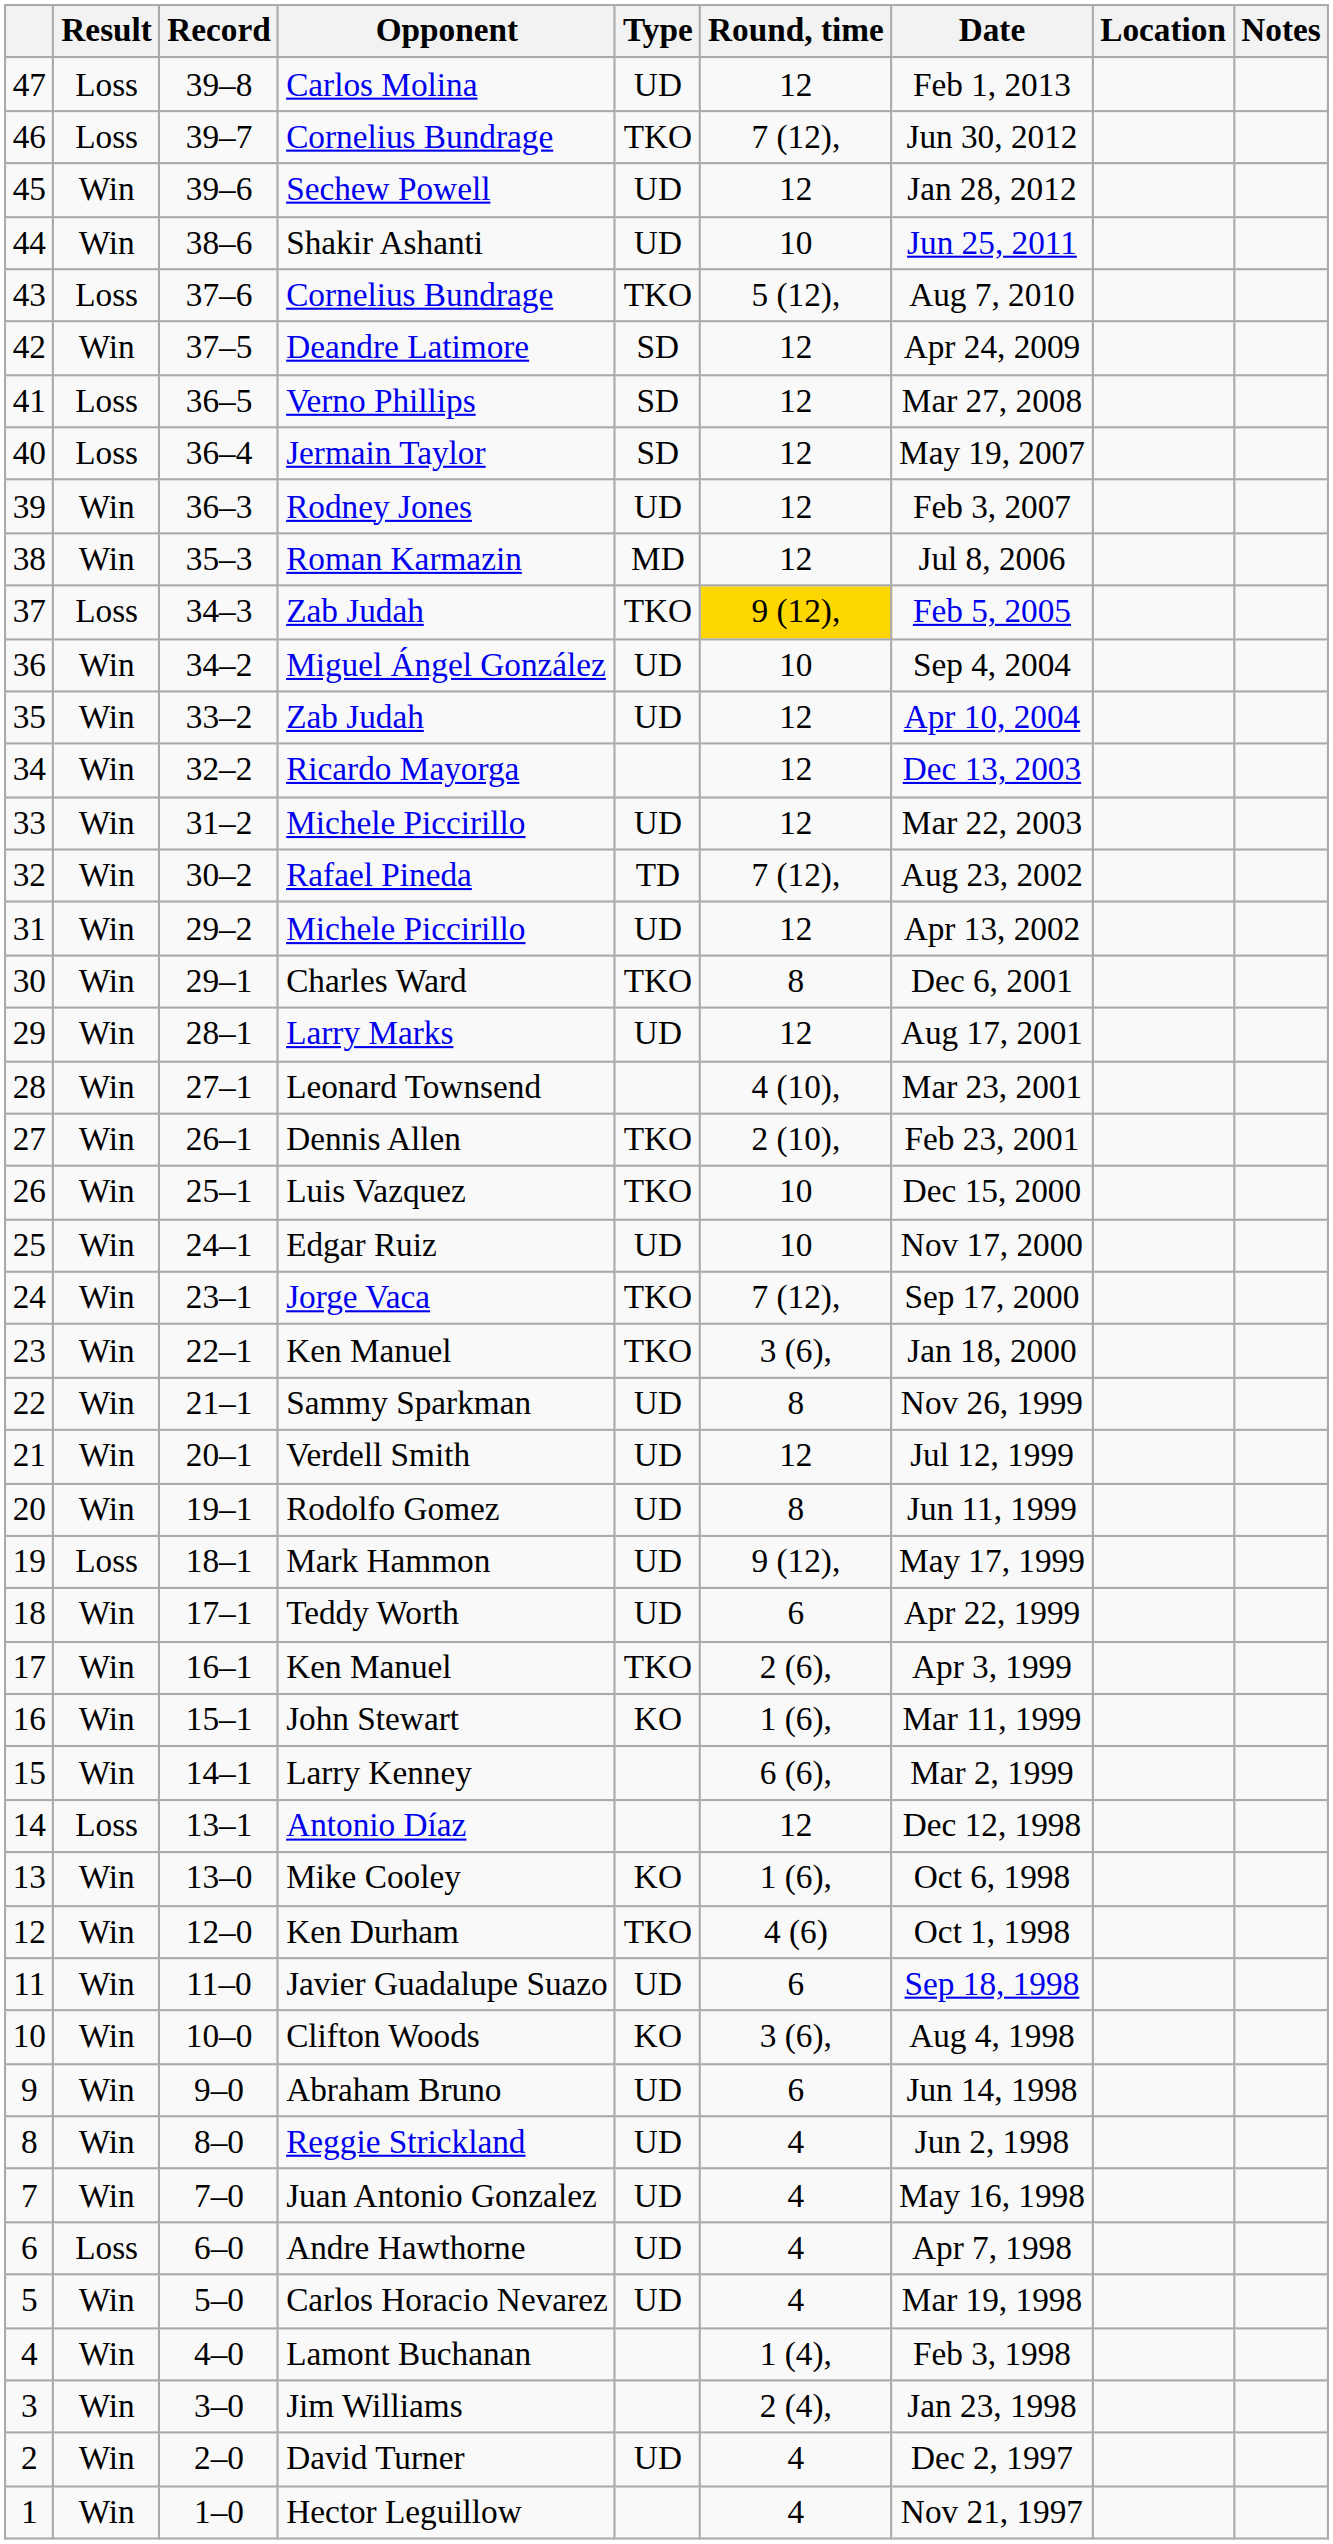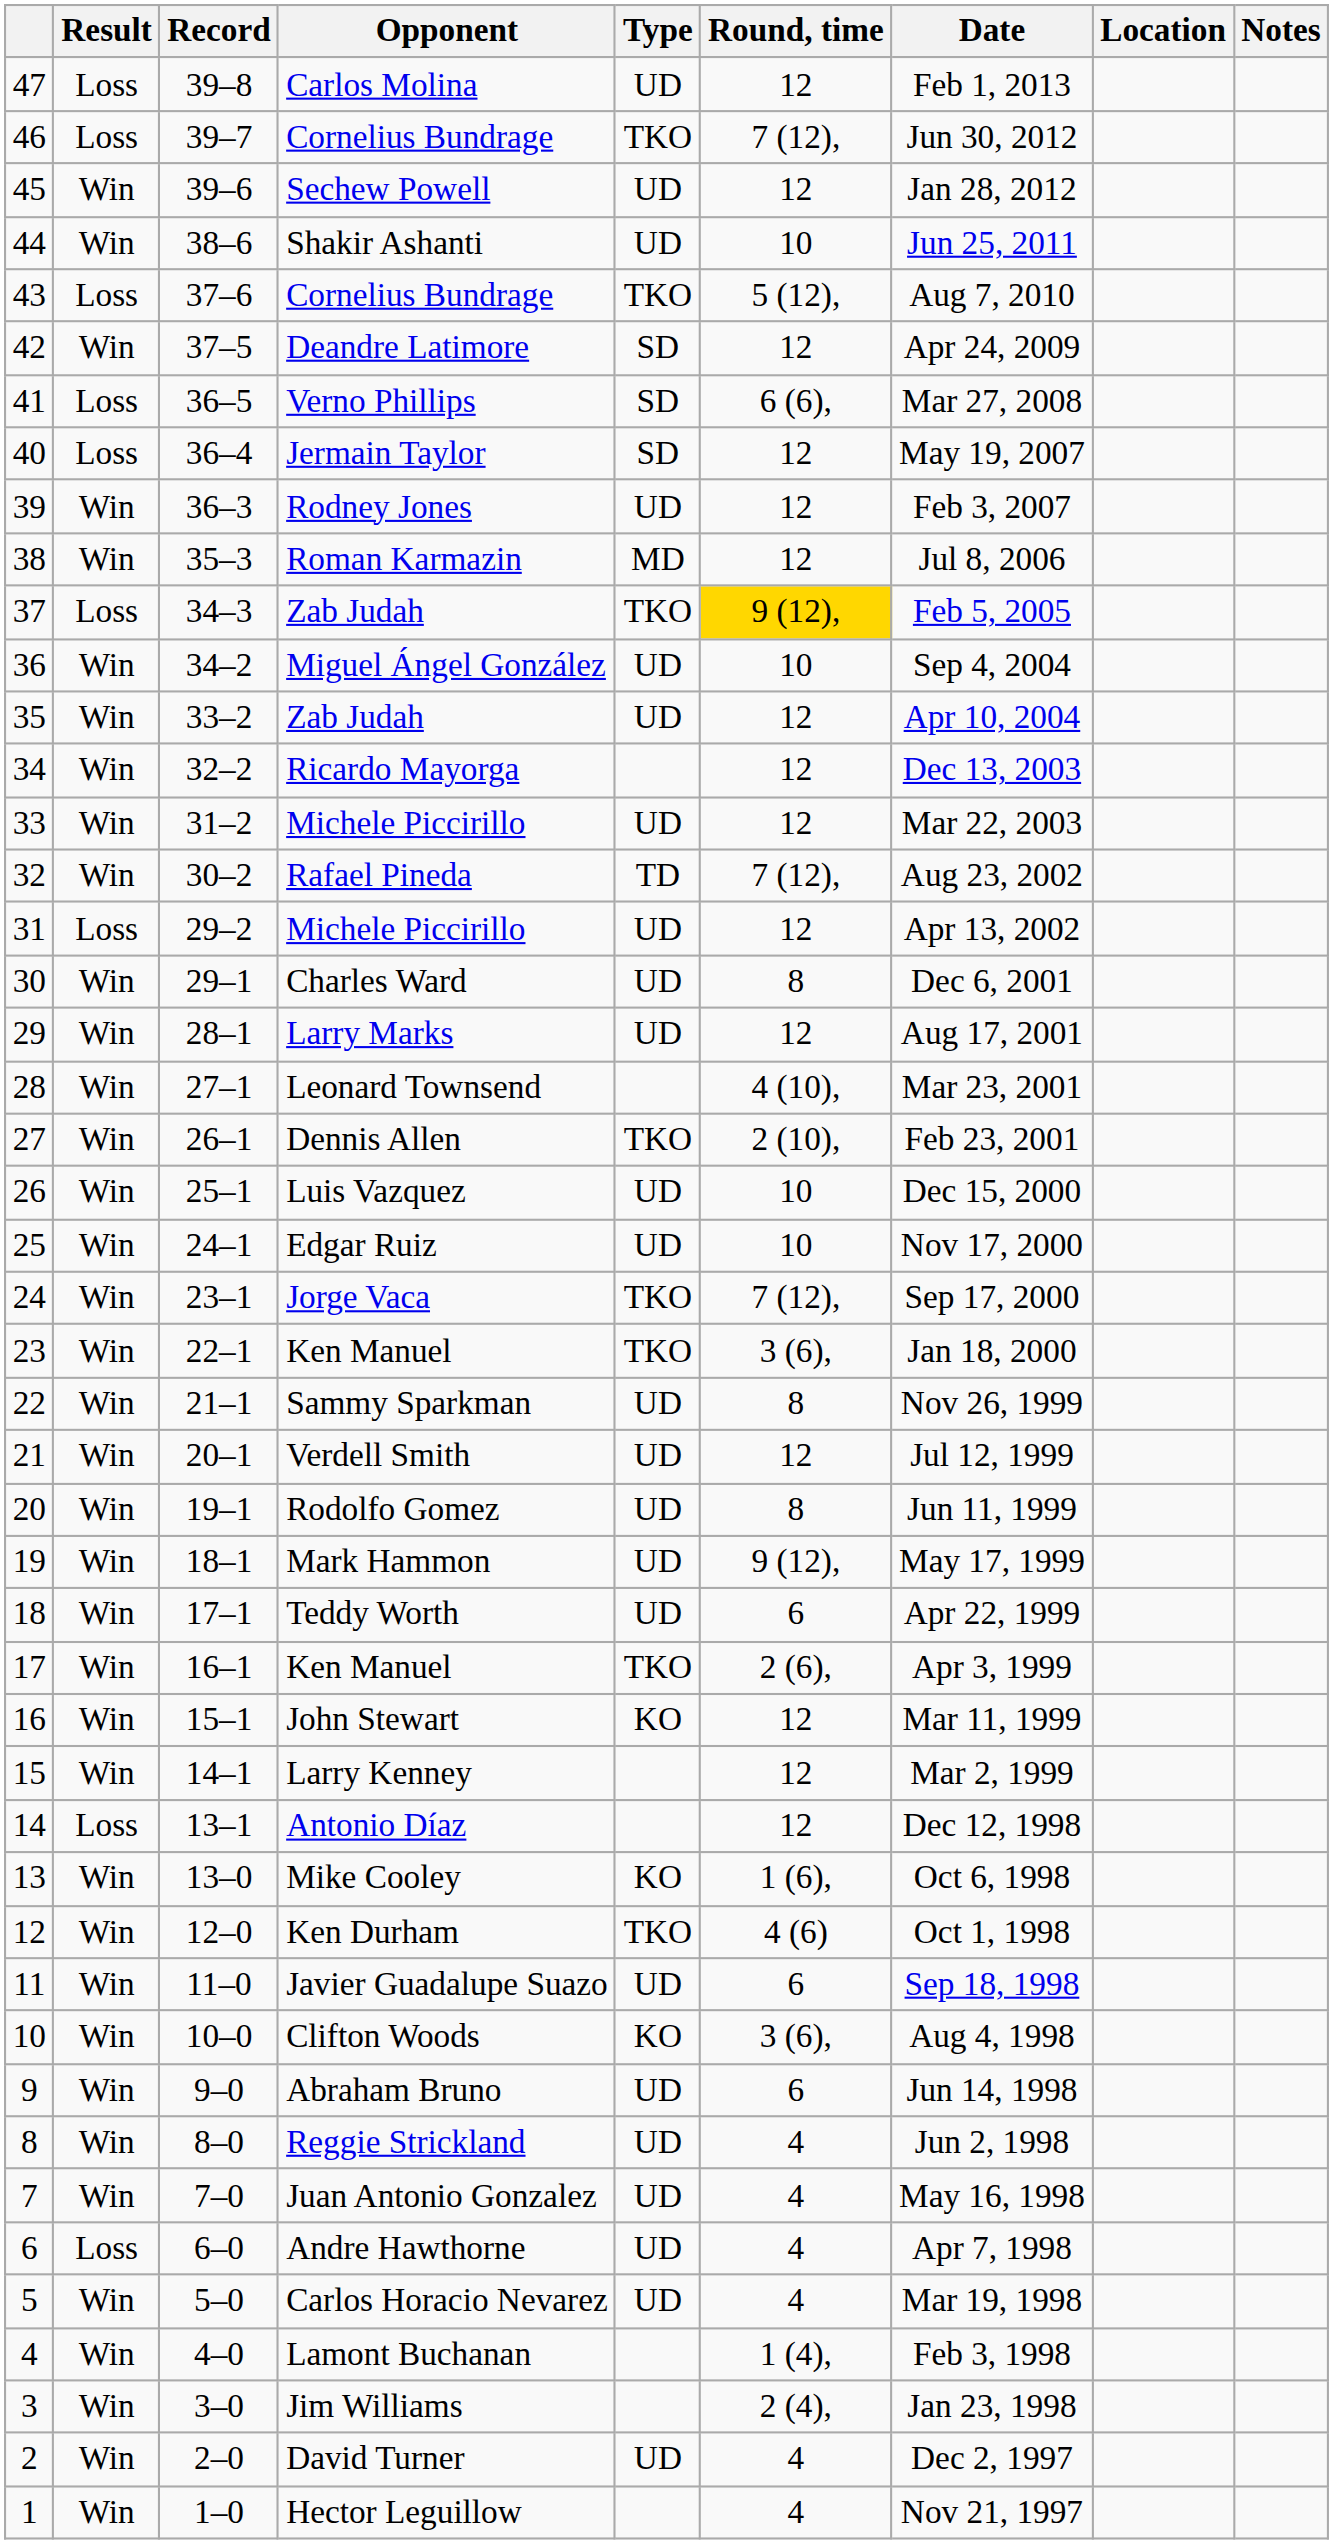(796, 400) 12 -> (796, 400) 6 (6),
(107, 928) Win -> (107, 928) Loss
(658, 980) TKO -> (658, 980) UD
(658, 1192) TKO -> (658, 1192) UD
(107, 1561) Loss -> (107, 1561) Win
(796, 1719) 1 (6), -> (796, 1719) 12
(796, 1772) 6 (6), -> (796, 1772) 12
